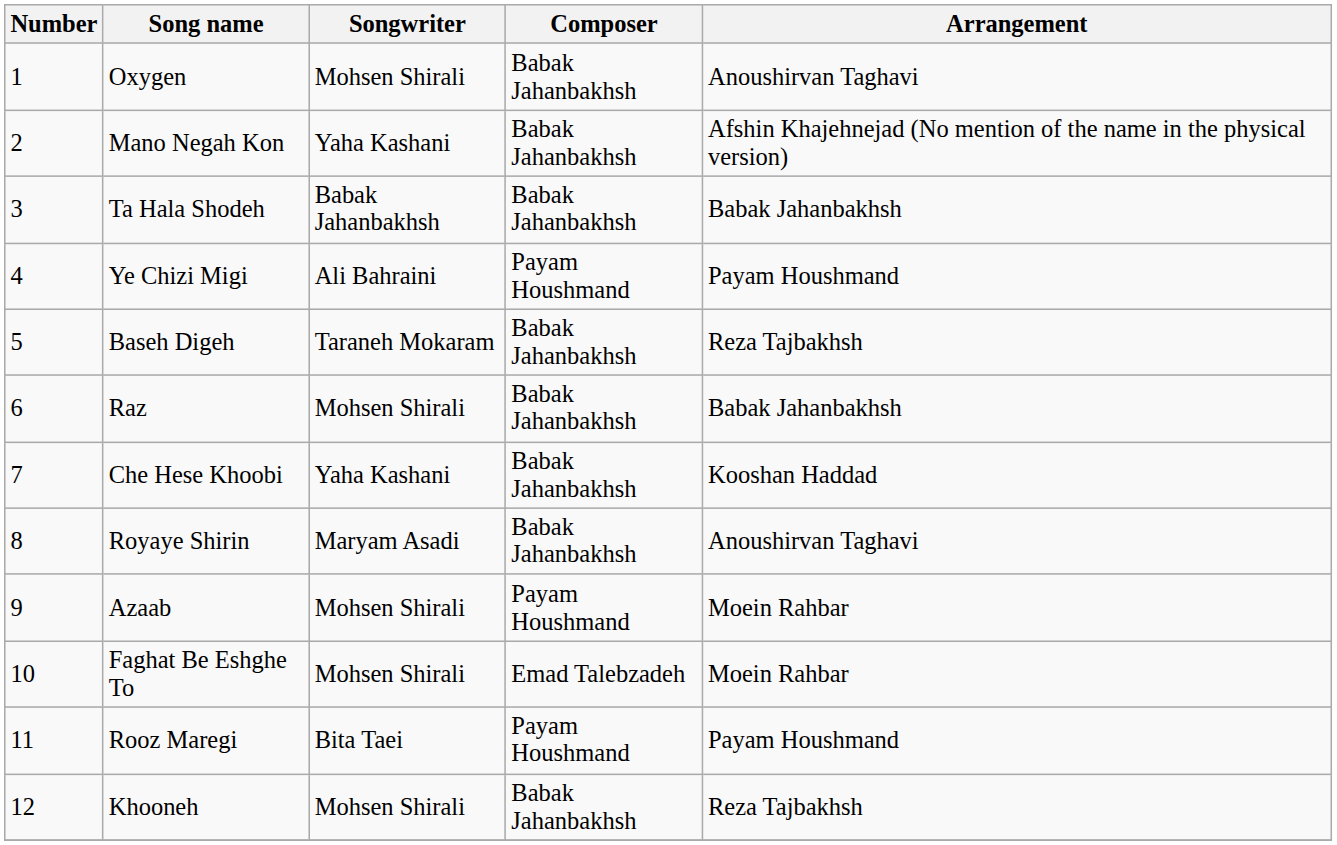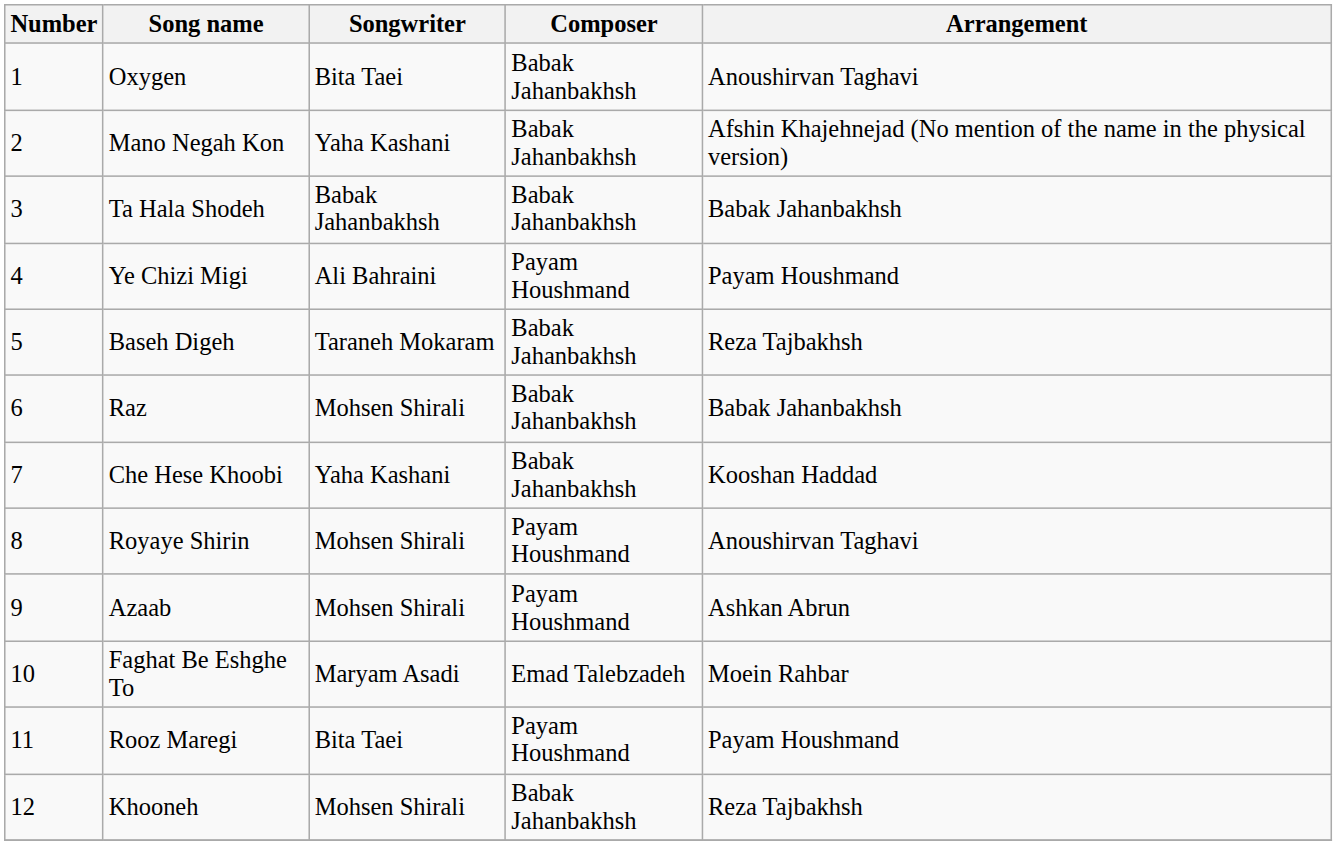(390, 76) Mohsen Shirali -> (359, 76) Bita Taei
(387, 541) Maryam Asadi -> (390, 541) Mohsen Shirali
(574, 541) Babak Jahanbakhsh -> (570, 541) Payam Houshmand
(778, 607) Moein Rahbar -> (779, 607) Ashkan Abrun
(390, 673) Mohsen Shirali -> (387, 673) Maryam Asadi
